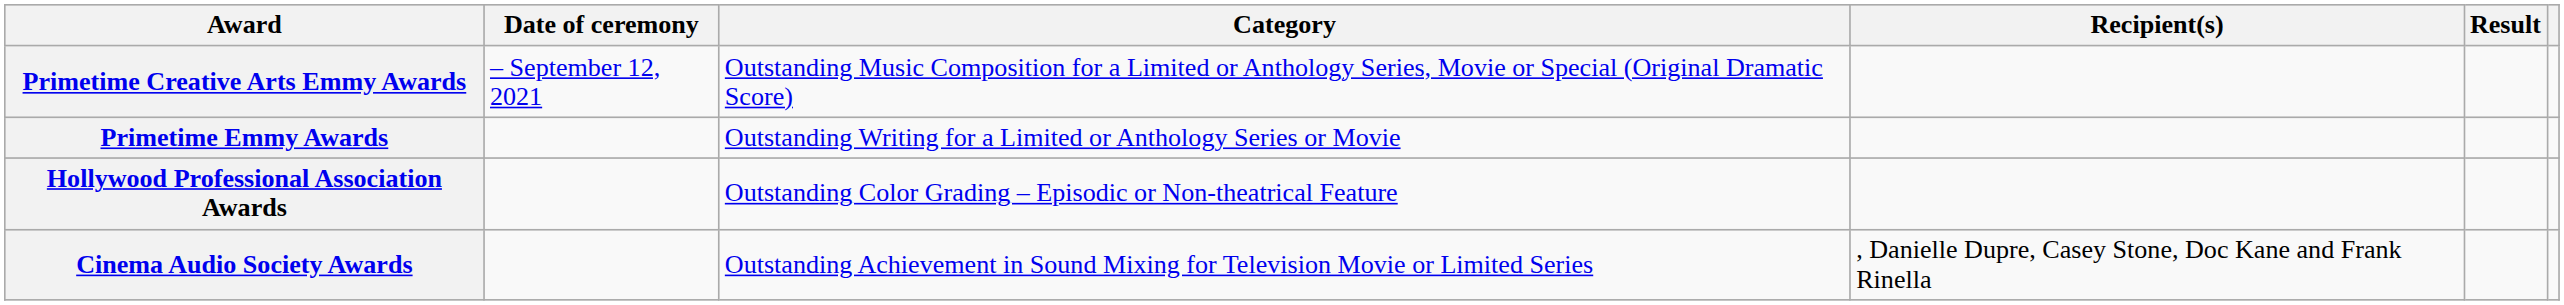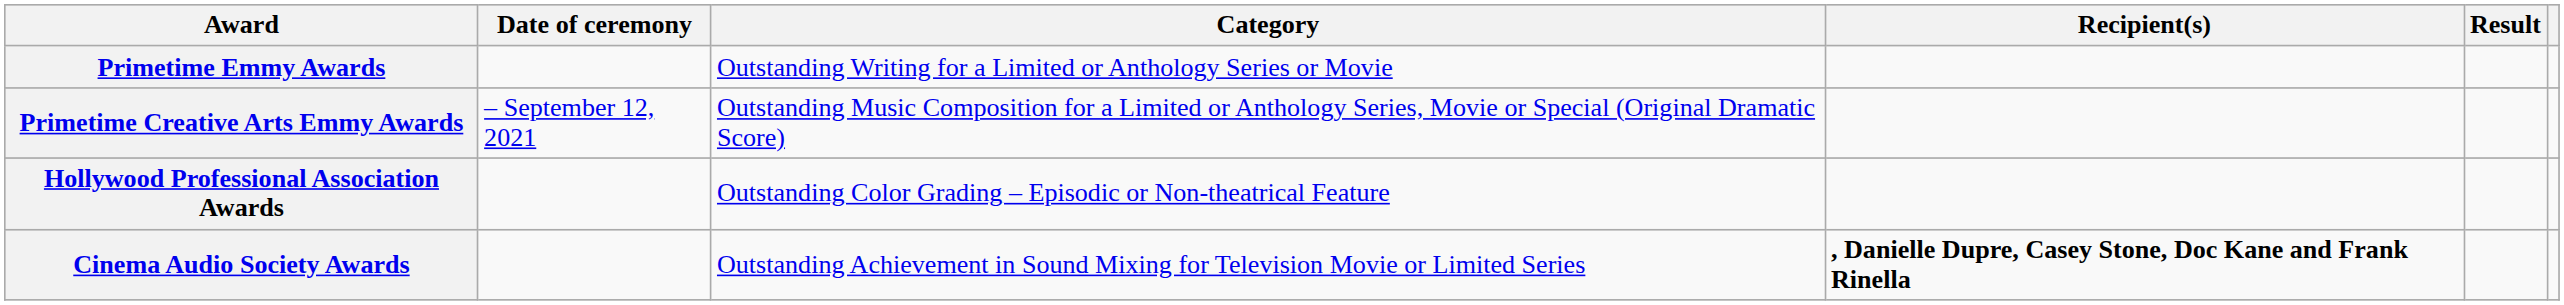rows swapped: (244, 81) <-> (244, 137)
(2129, 263) normal -> (2119, 263) bold
